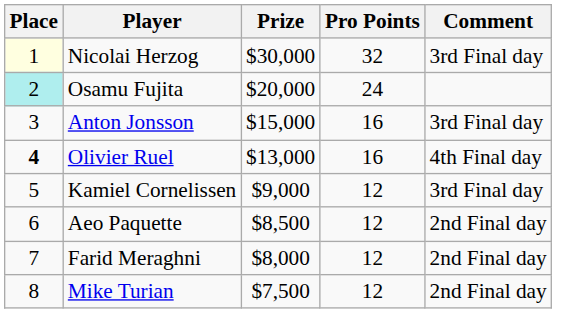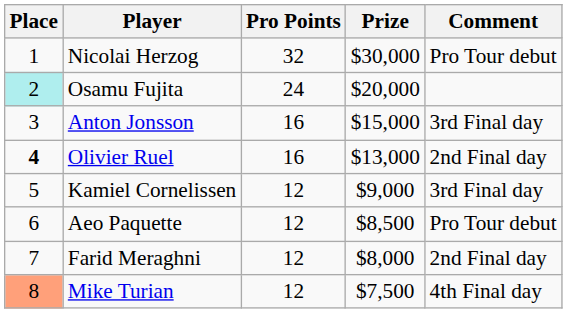columns swapped: (281, 21) <-> (372, 21)
(34, 55) lightyellow background -> (34, 55) no background
(486, 55) 3rd Final day -> (493, 55) Pro Tour debut
(486, 156) 4th Final day -> (488, 156) 2nd Final day
(488, 223) 2nd Final day -> (493, 223) Pro Tour debut
(34, 291) no background -> (34, 291) lightsalmon background
(488, 291) 2nd Final day -> (486, 291) 4th Final day
